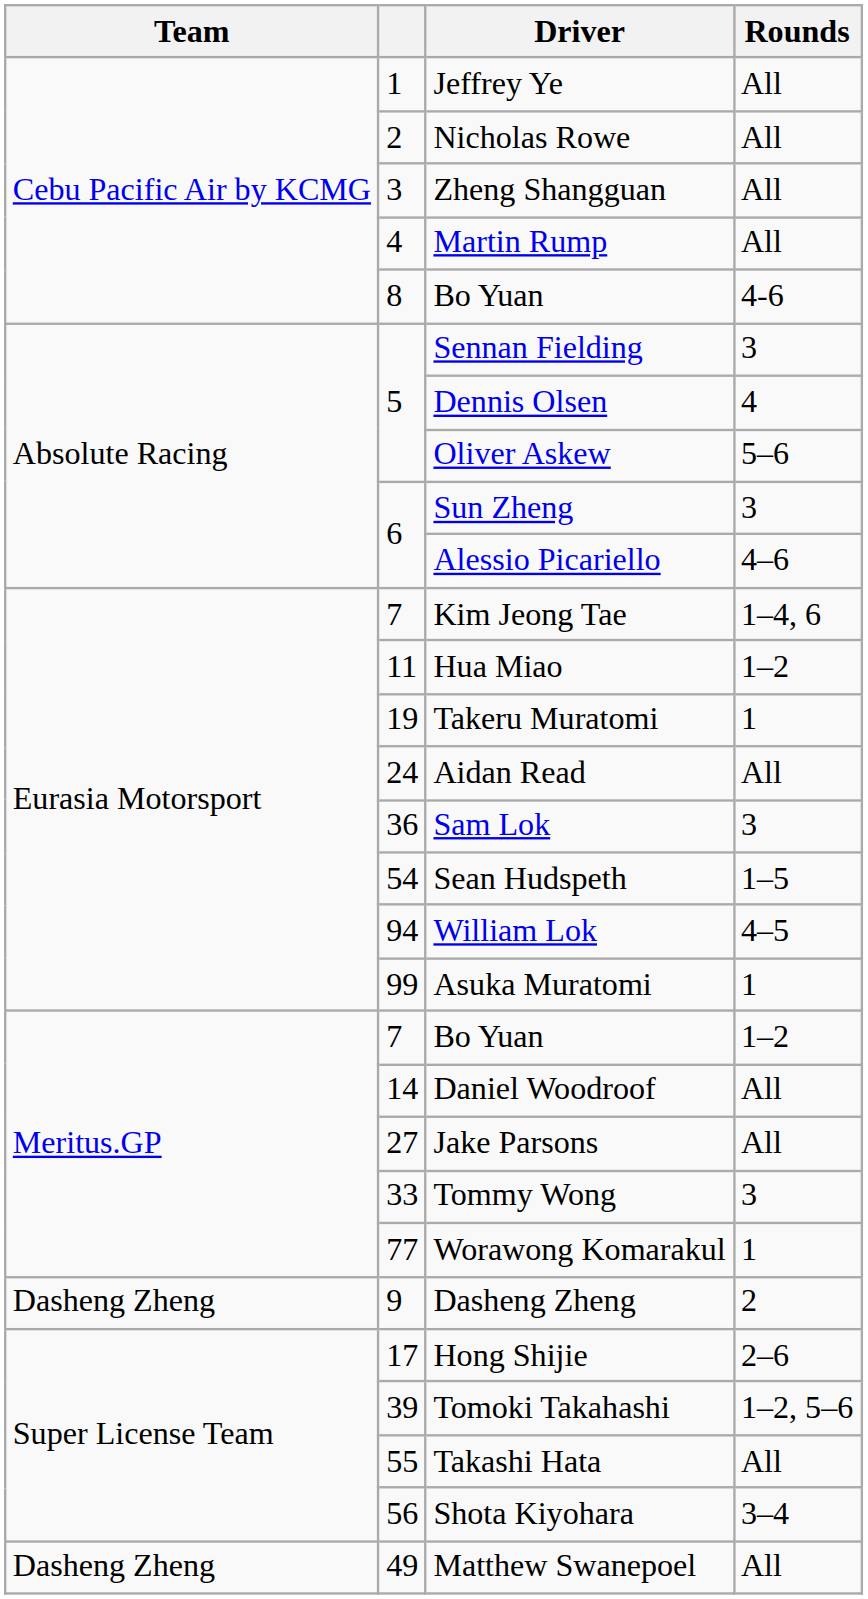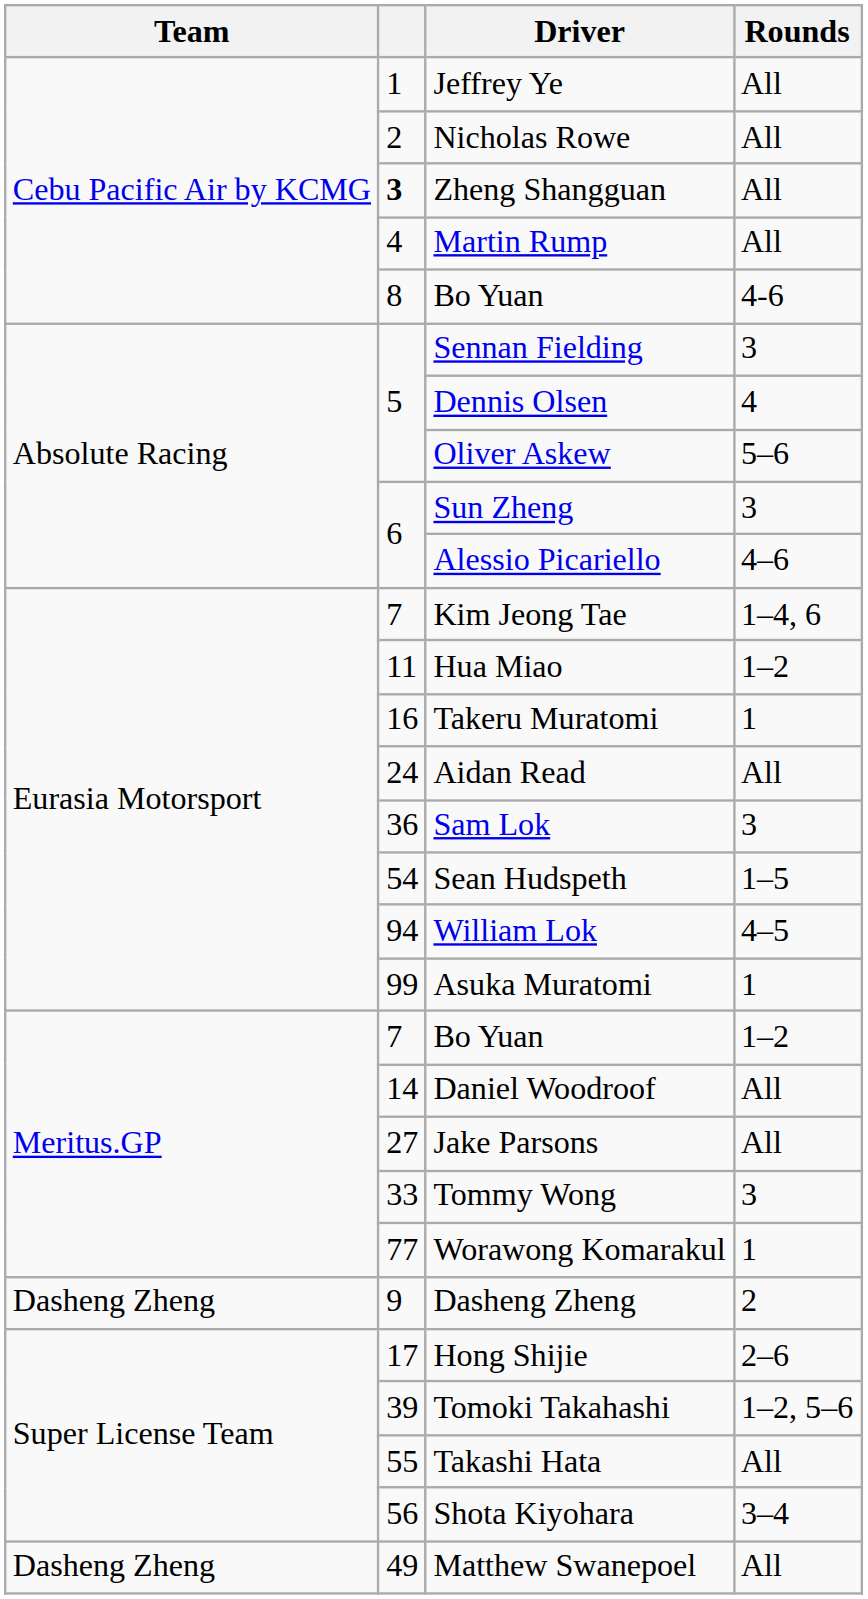(394, 189) normal -> (394, 189) bold
(402, 718) 19 -> (402, 718) 16
